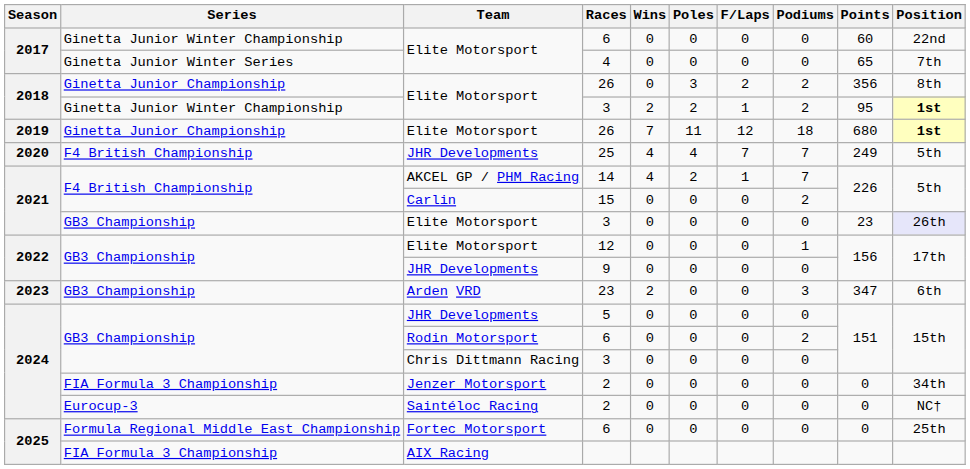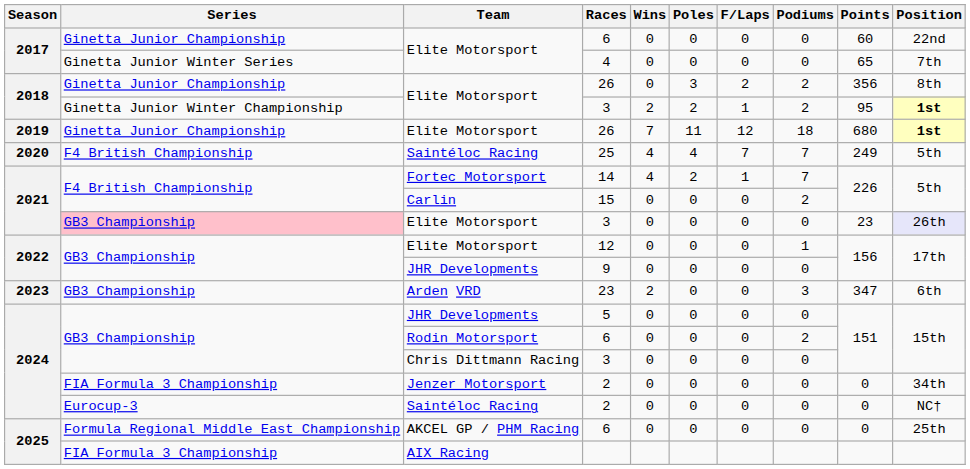(203, 39) Ginetta Junior Winter Championship -> (175, 39) Ginetta Junior Championship
(472, 154) JHR Developments -> (472, 154) Saintéloc Racing
(493, 177) AKCEL GP / PHM Racing -> (477, 177) Fortec Motorsport
(129, 223) no background -> (129, 223) pink background
(477, 430) Fortec Motorsport -> (493, 430) AKCEL GP / PHM Racing
